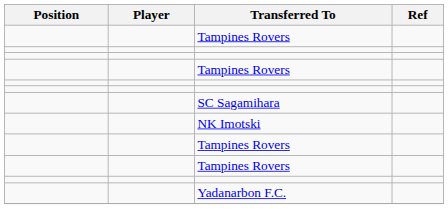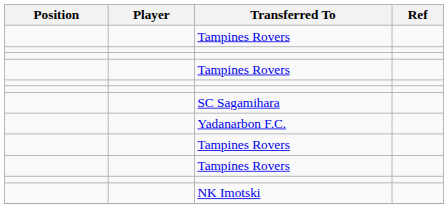rows swapped: (56, 193) <-> (56, 124)
